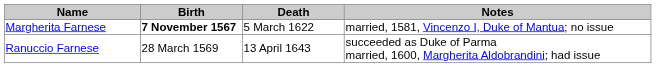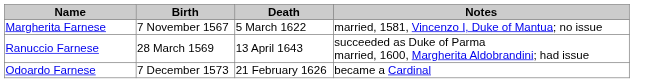(189, 27) bold -> (183, 27) normal
+ row: (51, 70)
